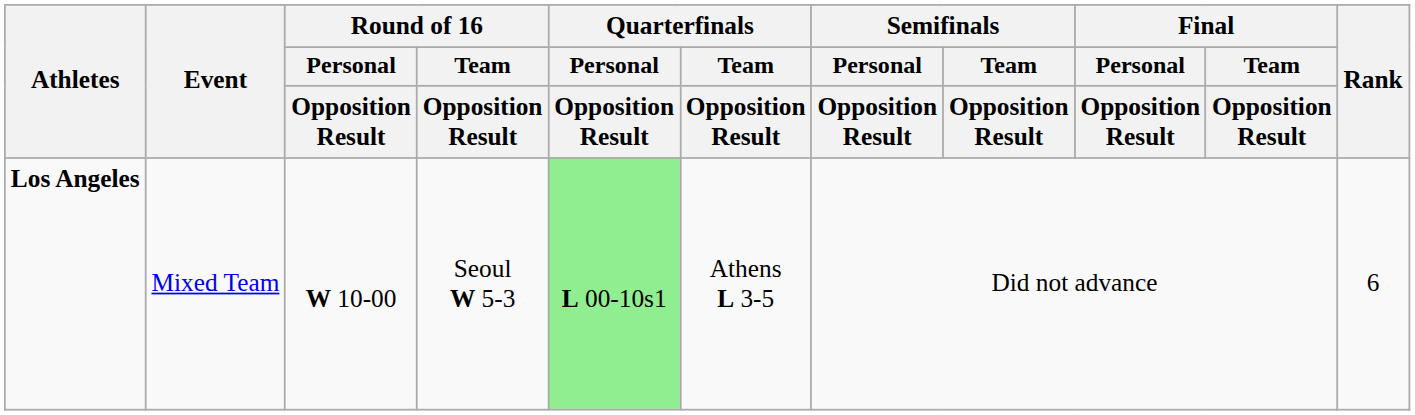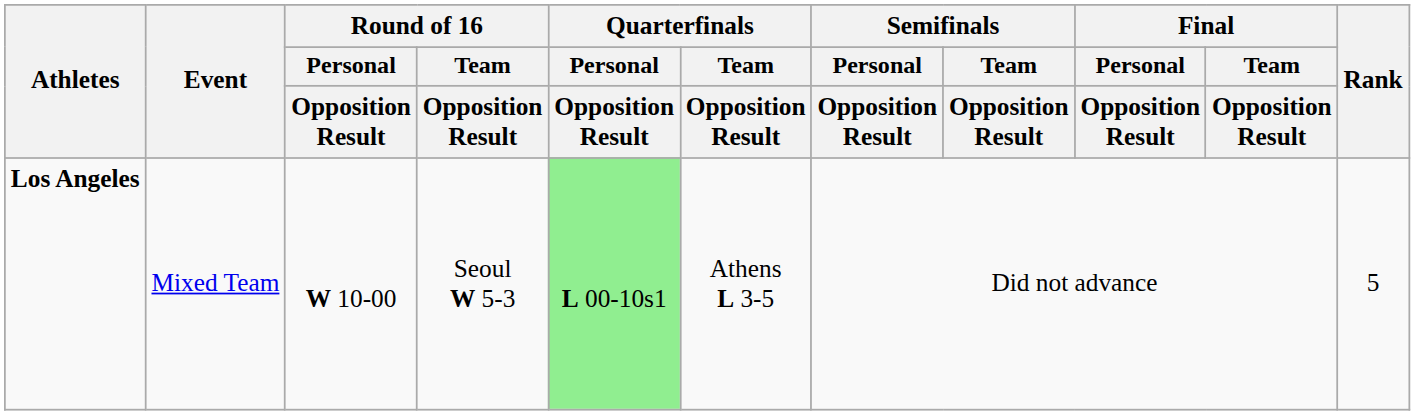(1373, 283) 6 -> (1373, 283) 5
